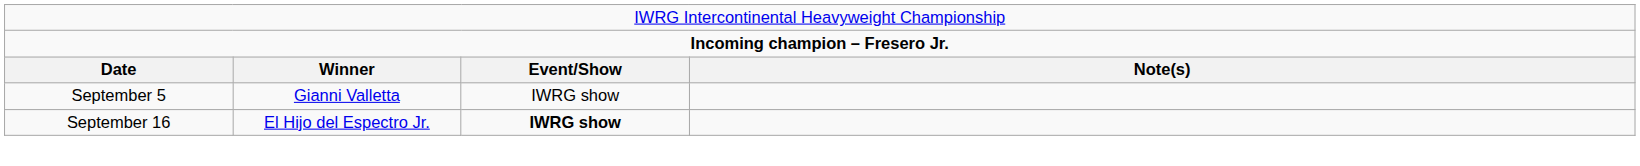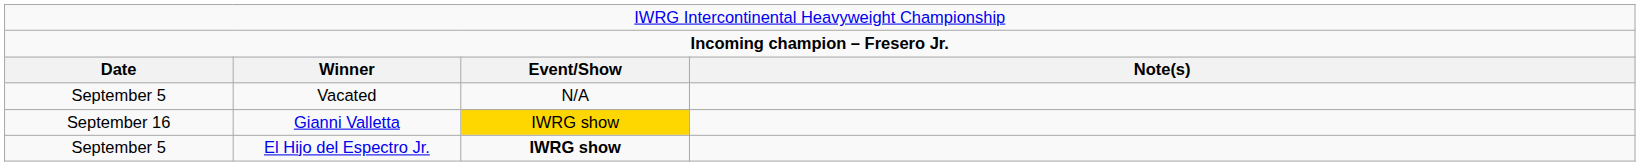+ row: (347, 95)
(119, 95) September 5 -> (119, 122) September 16
(575, 95) no background -> (575, 122) gold background
(119, 122) September 16 -> (119, 148) September 5
